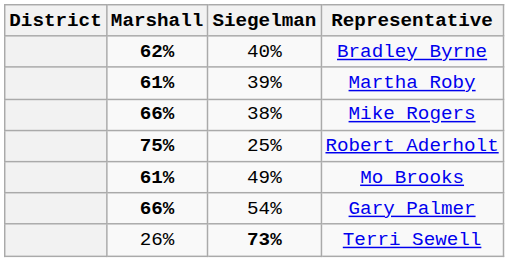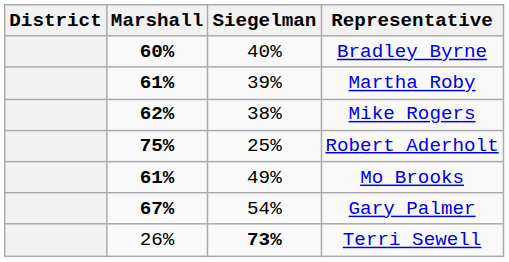(157, 52) 62% -> (157, 52) 60%
(157, 114) 66% -> (157, 114) 62%
(157, 209) 66% -> (157, 209) 67%
